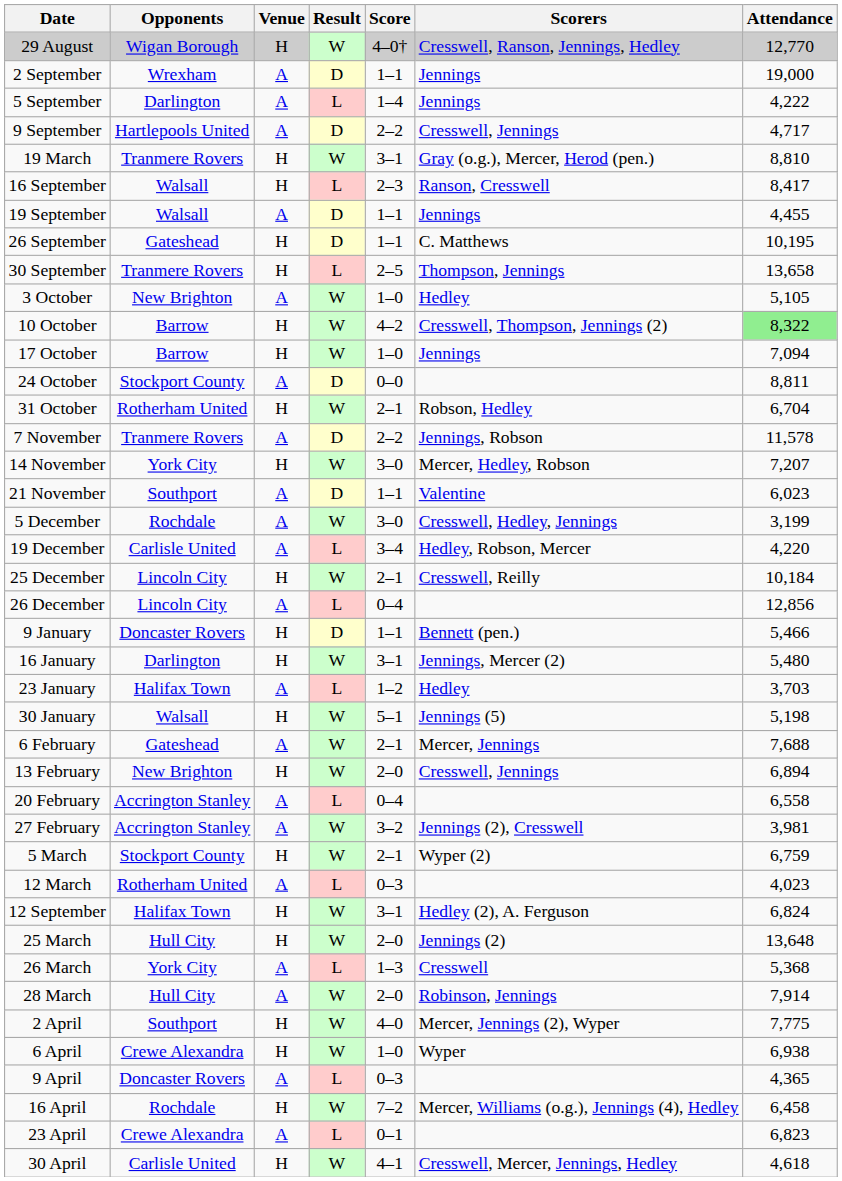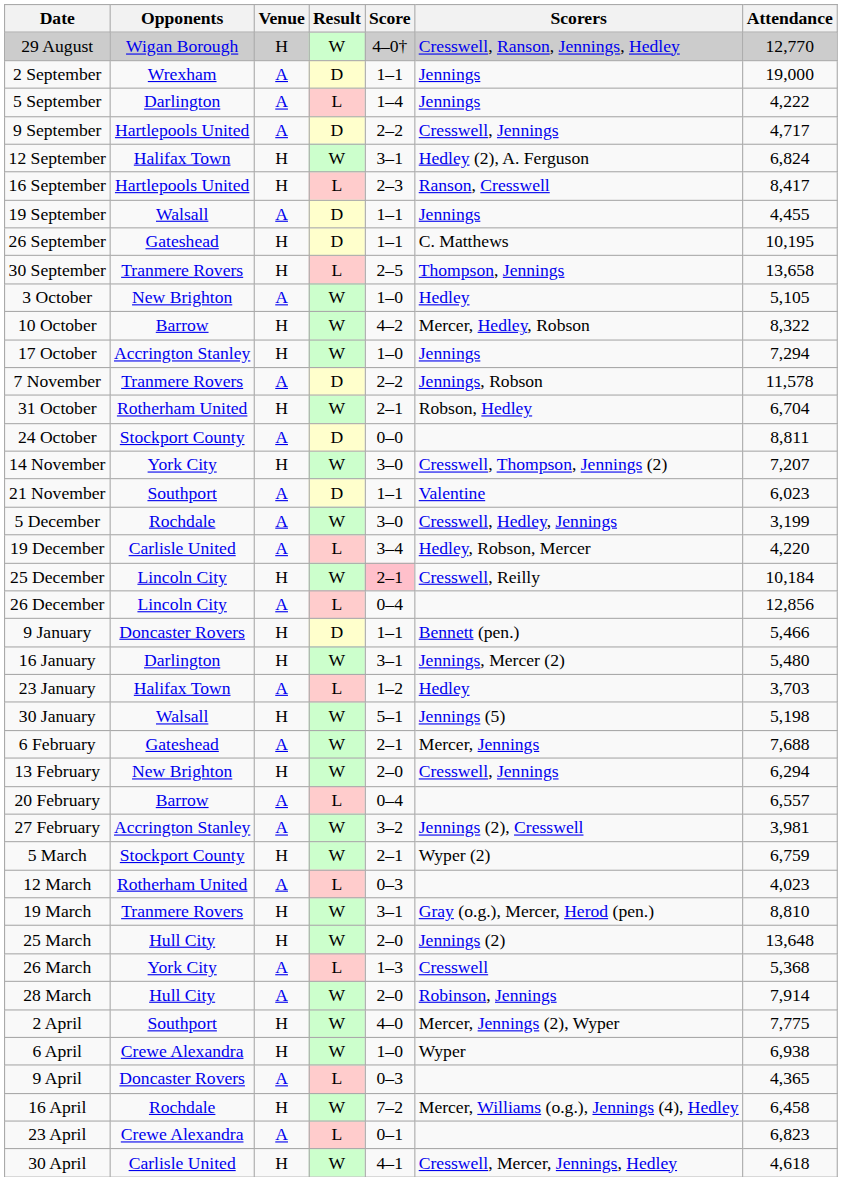rows swapped: (57, 911) <-> (57, 158)
(182, 185) Walsall -> (182, 185) Hartlepools United
(543, 325) Cresswell, Thompson, Jennings (2) -> (504, 325) Mercer, Hedley, Robson
(790, 325) lightgreen background -> (790, 325) no background
(182, 353) Barrow -> (182, 353) Accrington Stanley
(790, 353) 7,094 -> (790, 353) 7,294
rows swapped: (57, 381) <-> (57, 437)
(504, 465) Mercer, Hedley, Robson -> (543, 465) Cresswell, Thompson, Jennings (2)
(390, 576) no background -> (390, 576) pink background
(790, 772) 6,894 -> (790, 772) 6,294
(182, 800) Accrington Stanley -> (182, 800) Barrow
(790, 800) 6,558 -> (790, 800) 6,557
